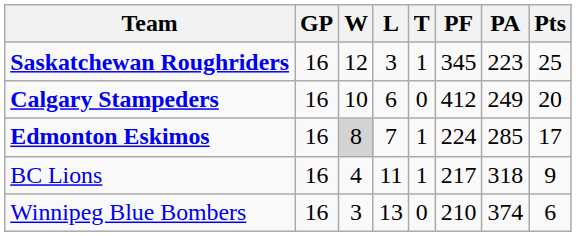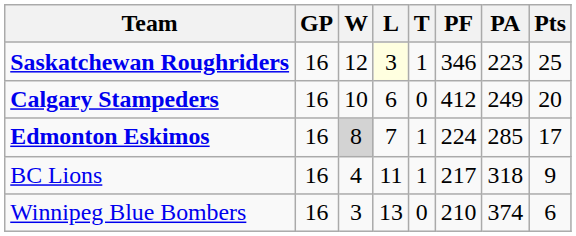(391, 61) no background -> (391, 61) lightyellow background
(459, 61) 345 -> (459, 61) 346
